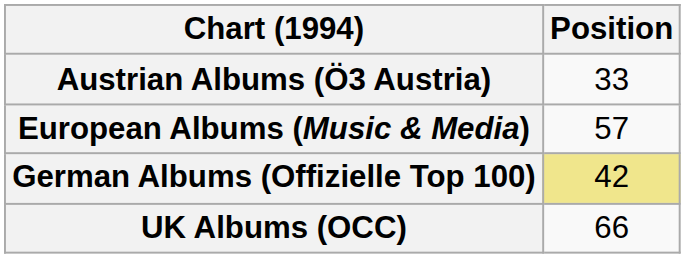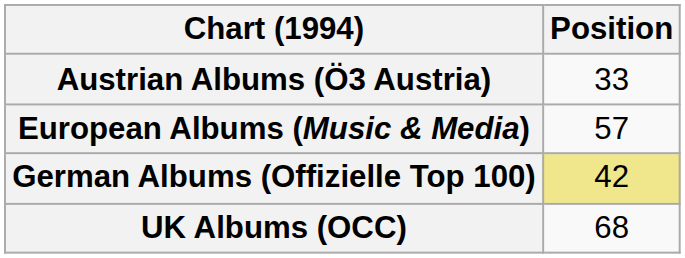(612, 227) 66 -> (612, 227) 68
